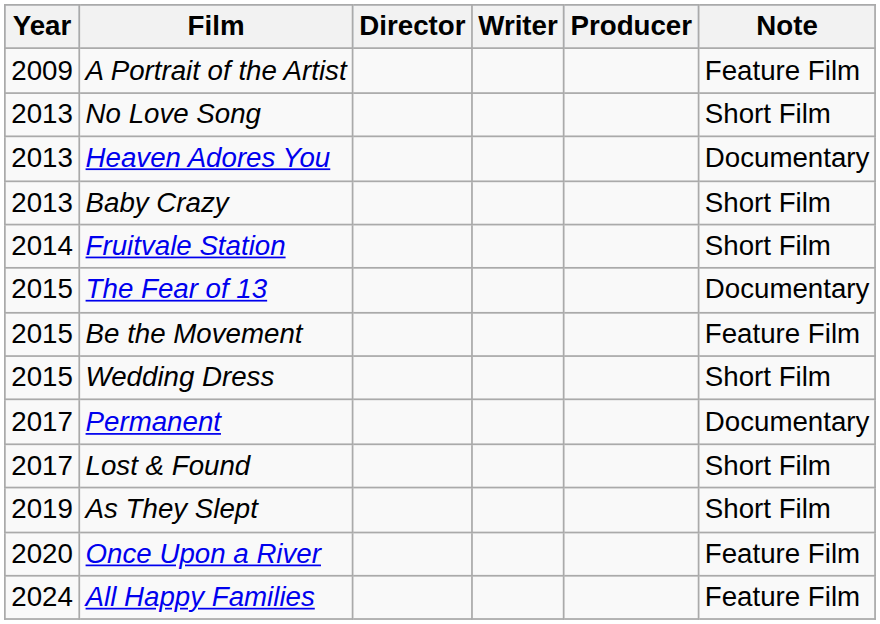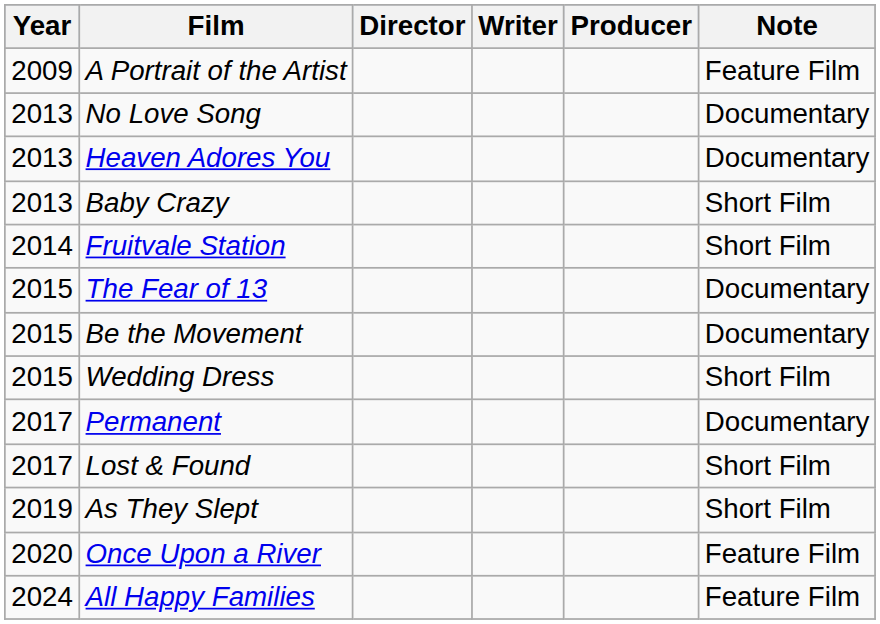(768, 114) Short Film -> (787, 114) Documentary
(782, 333) Feature Film -> (787, 333) Documentary
